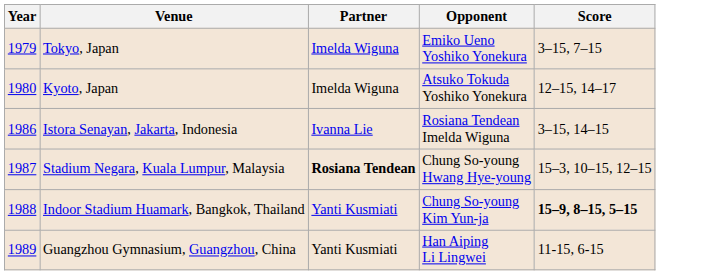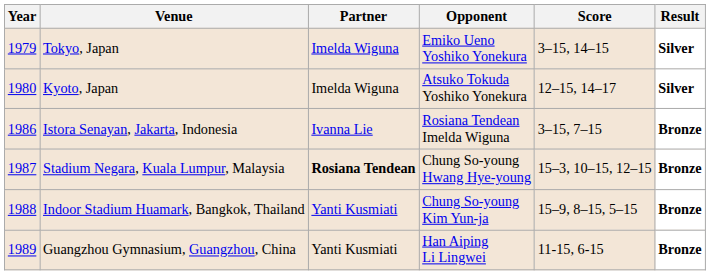+ column: (680, 16)
(570, 48) 3–15, 7–15 -> (573, 48) 3–15, 14–15
(573, 129) 3–15, 14–15 -> (570, 129) 3–15, 7–15
(588, 209) bold -> (588, 209) normal
